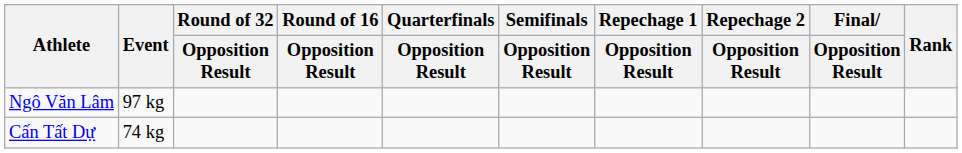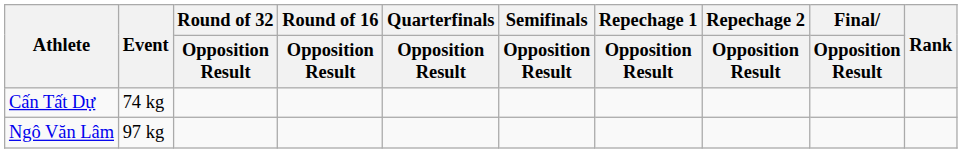rows swapped: (52, 133) <-> (61, 102)
